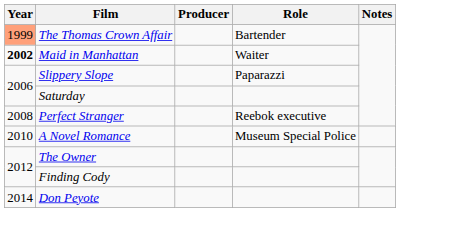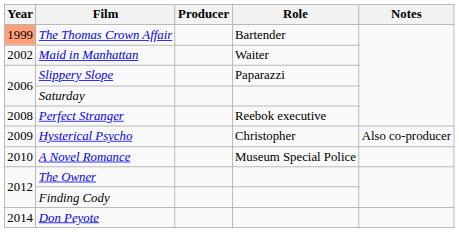(20, 55) bold -> (20, 55) normal
+ row: (86, 136)
